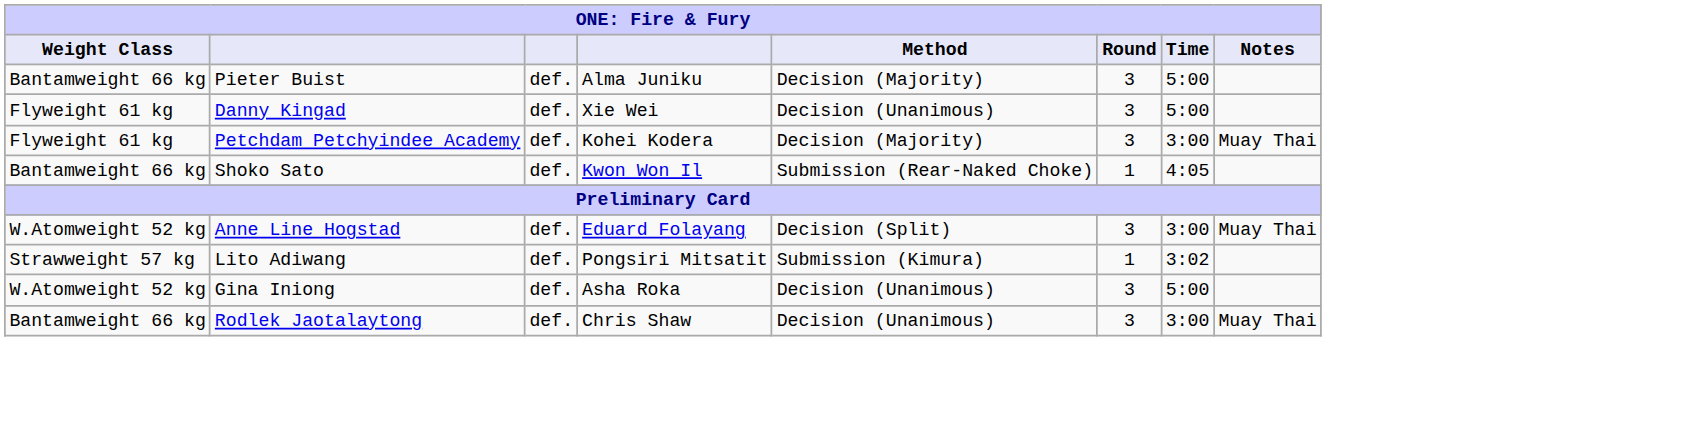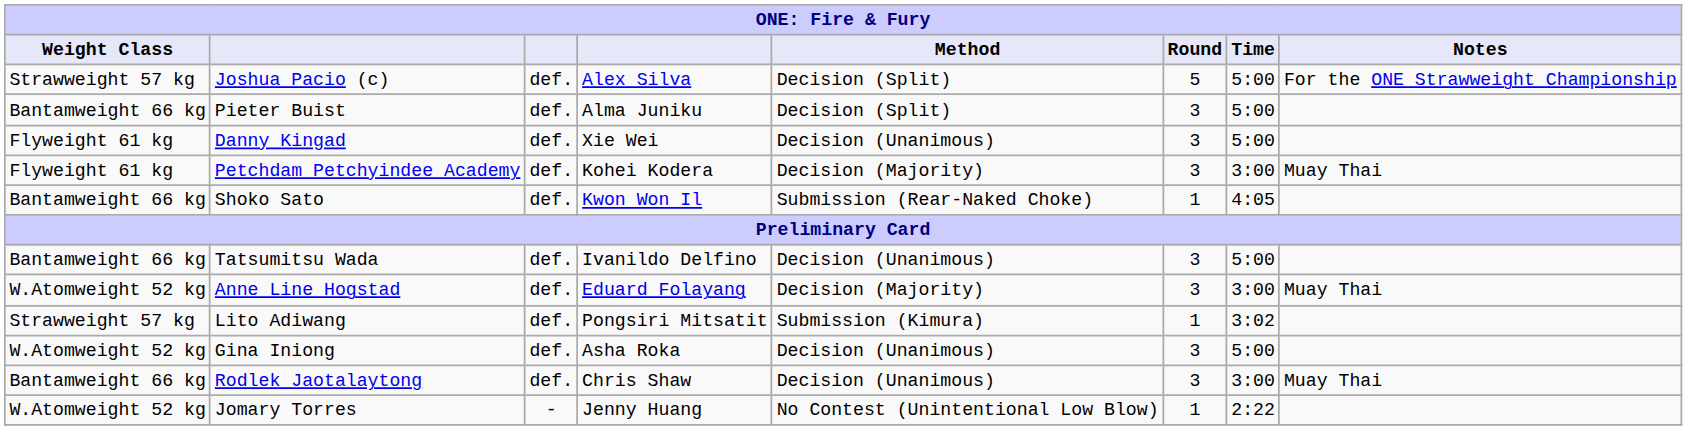+ row: (302, 80)
(880, 80) Decision (Majority) -> (864, 110) Decision (Split)
+ row: (297, 260)
(864, 230) Decision (Split) -> (880, 290) Decision (Majority)
+ row: (286, 411)
